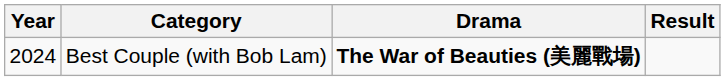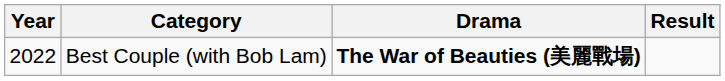(33, 56) 2024 -> (33, 56) 2022
